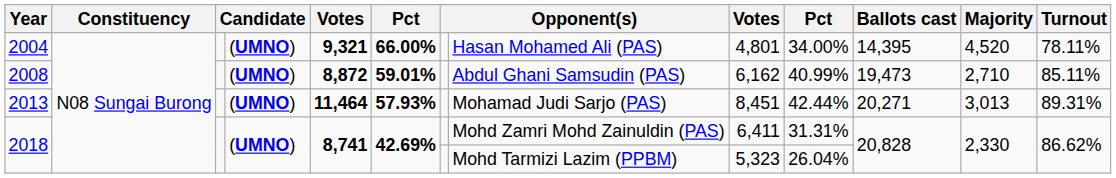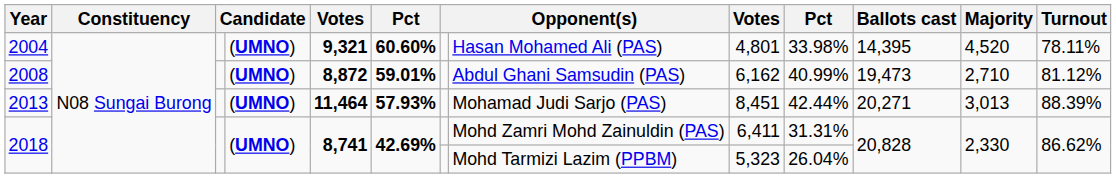(406, 47) 66.00% -> (406, 47) 60.60%
(818, 47) 34.00% -> (818, 47) 33.98%
(1071, 75) 85.11% -> (1071, 75) 81.12%
(1071, 103) 89.31% -> (1071, 103) 88.39%
